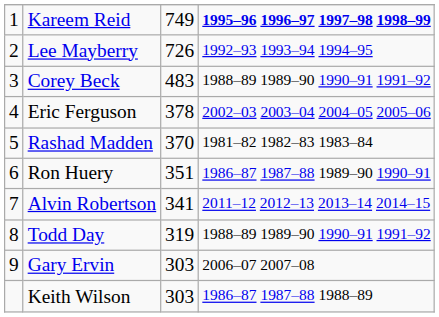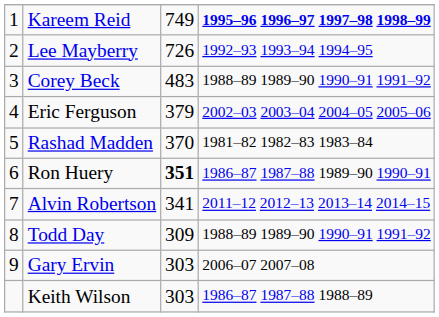(180, 111) 378 -> (180, 111) 379
(180, 173) normal -> (180, 173) bold
(180, 234) 319 -> (180, 234) 309
